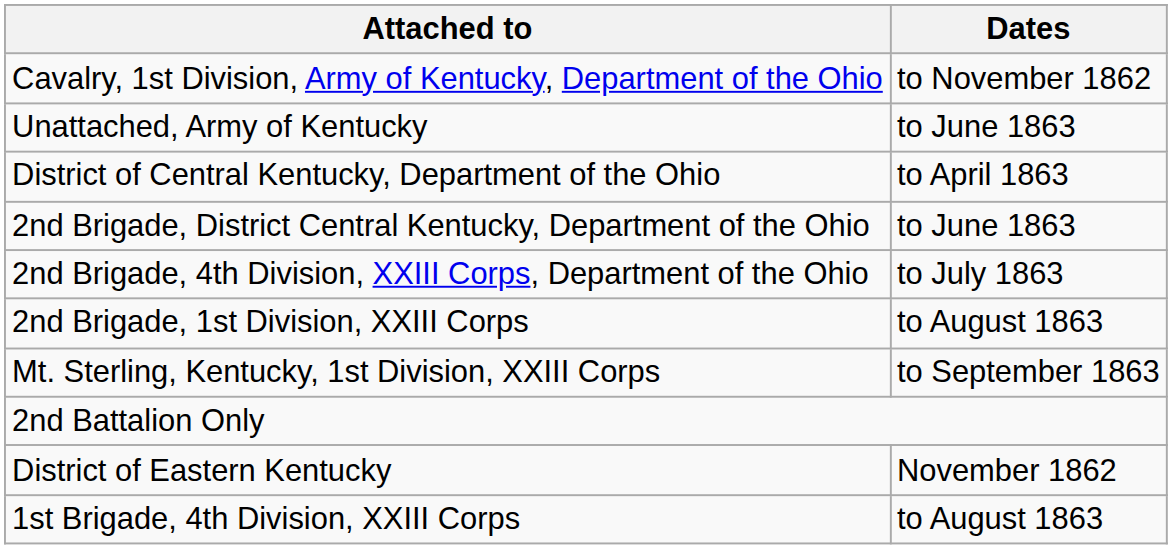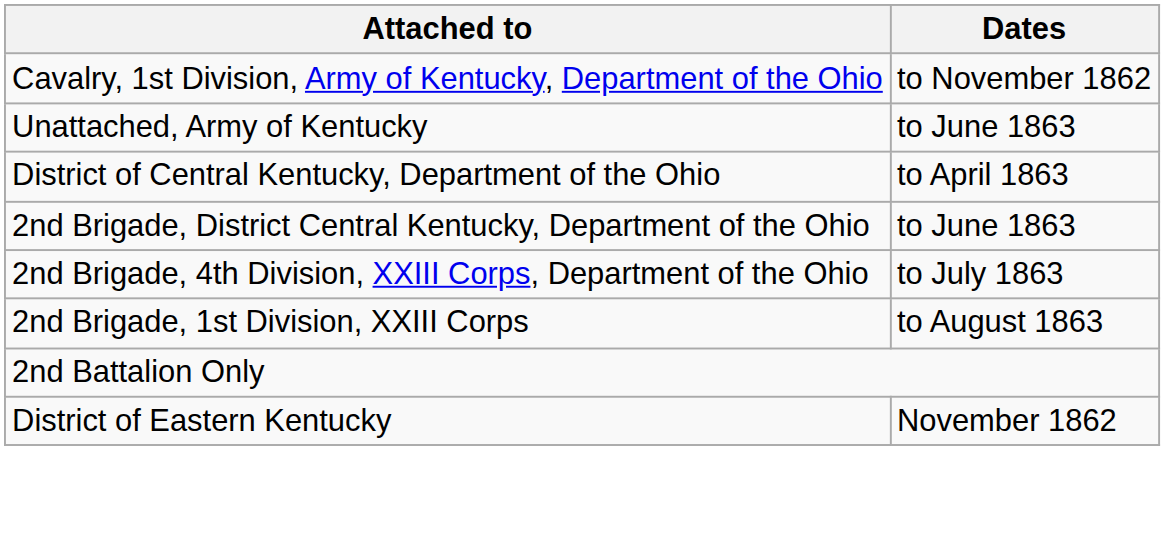- row: (336, 371)
- row: (266, 518)
